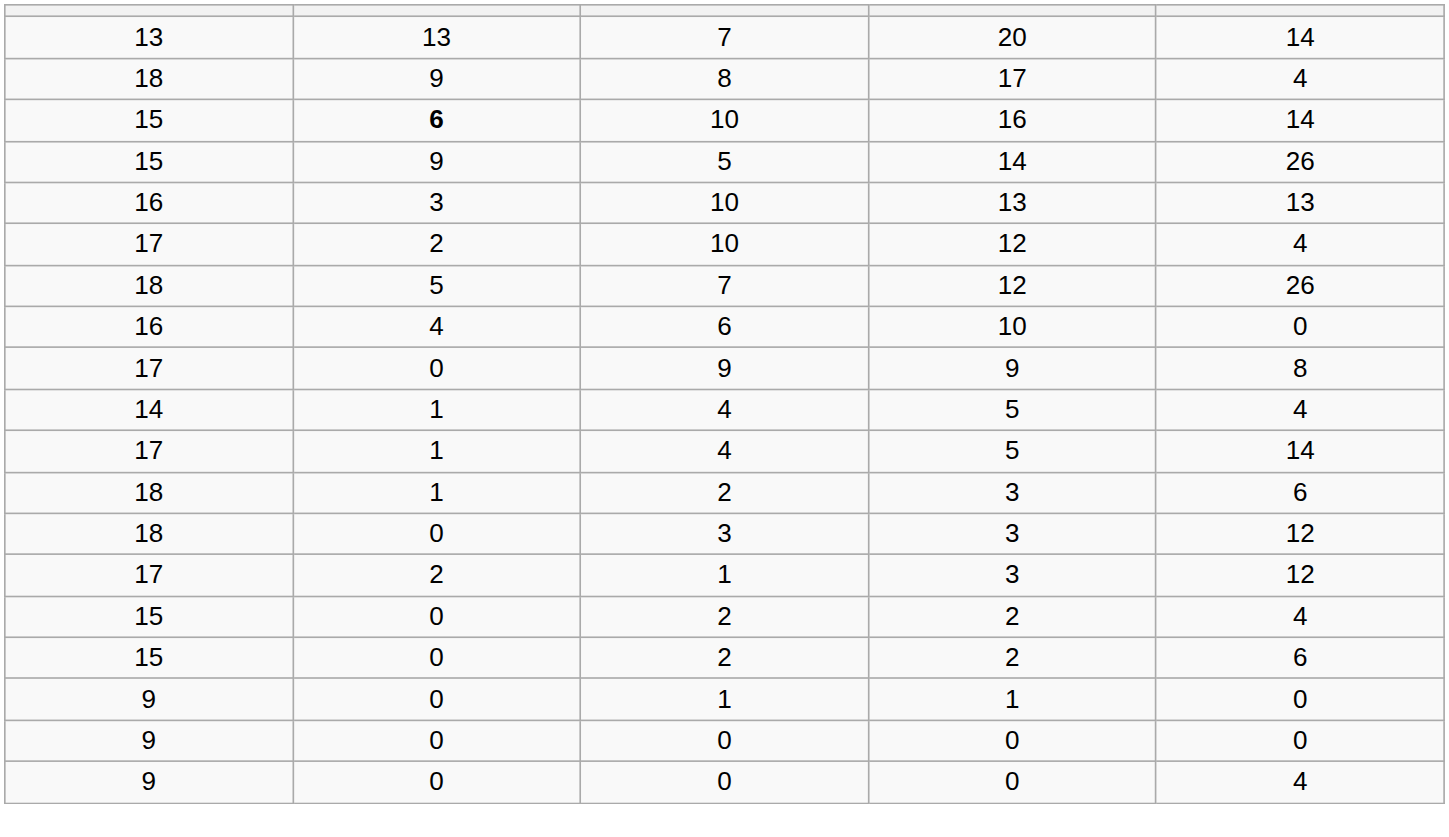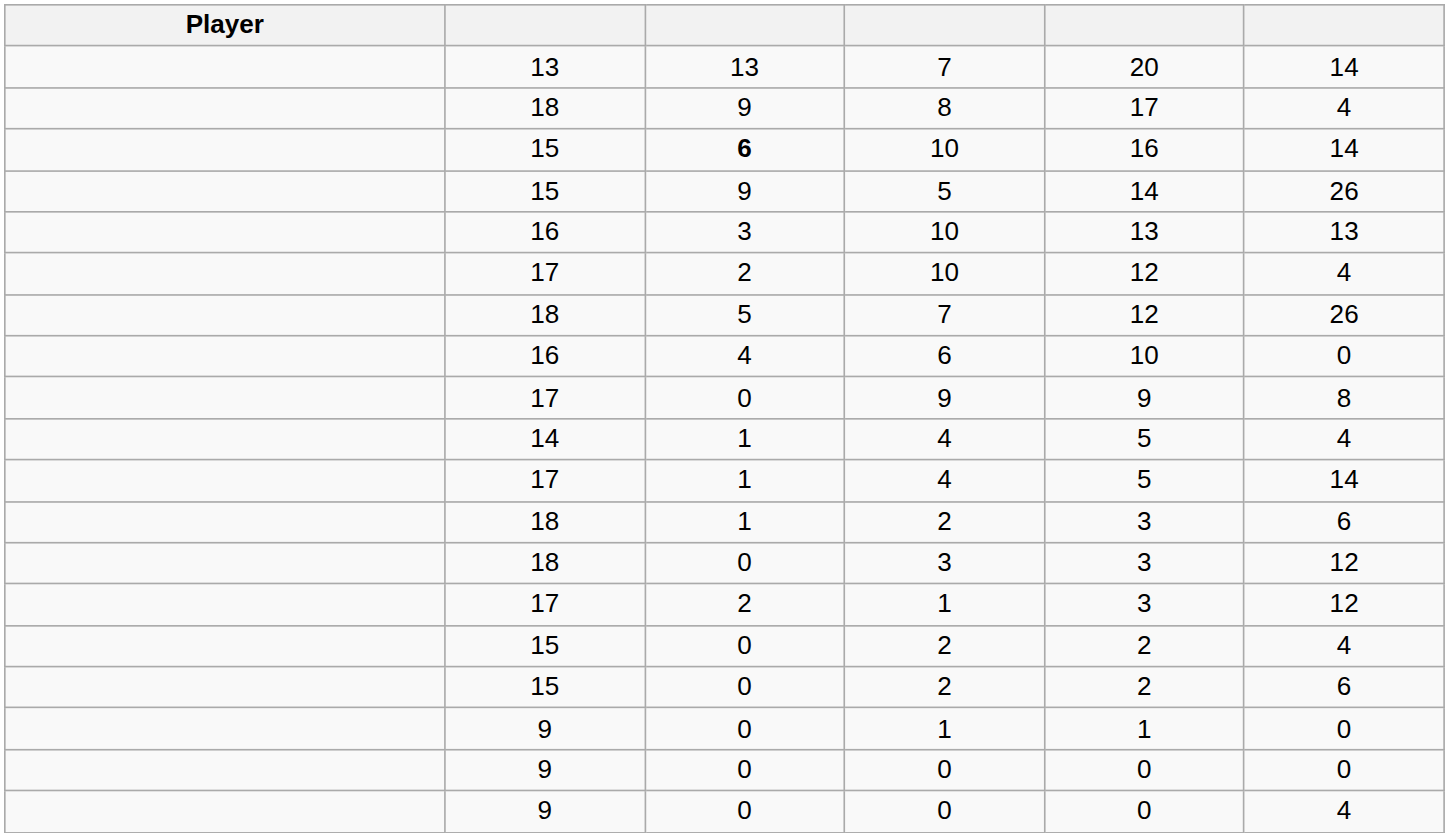+ column: (225, 25)
